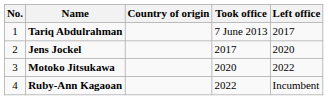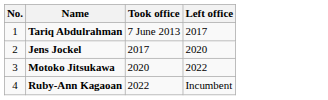- column: (168, 13)
